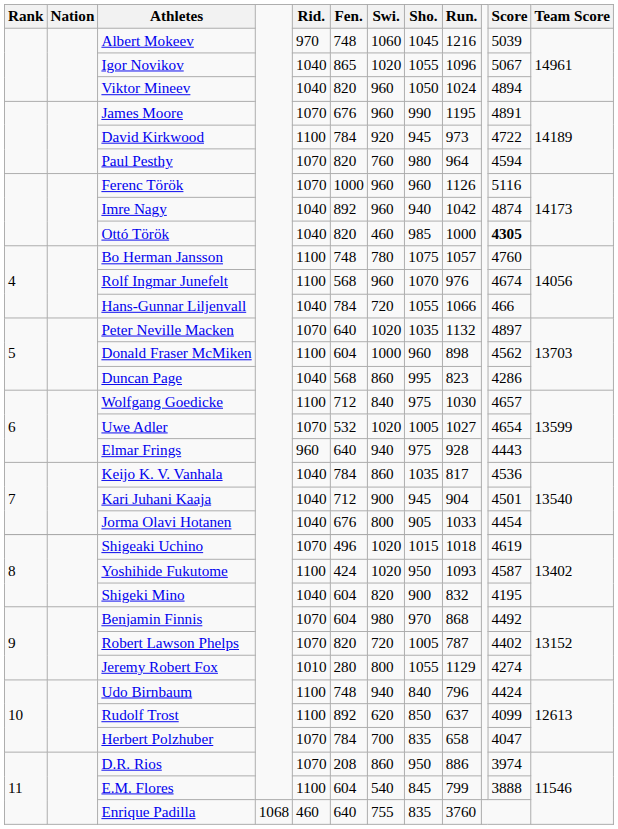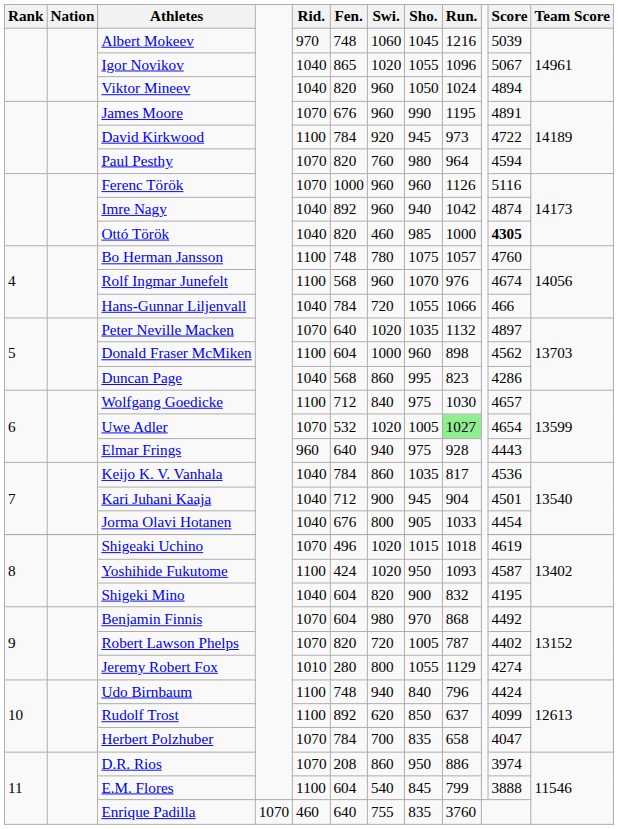(461, 426) no background -> (461, 426) lightgreen background
(274, 812) 1068 -> (274, 812) 1070
